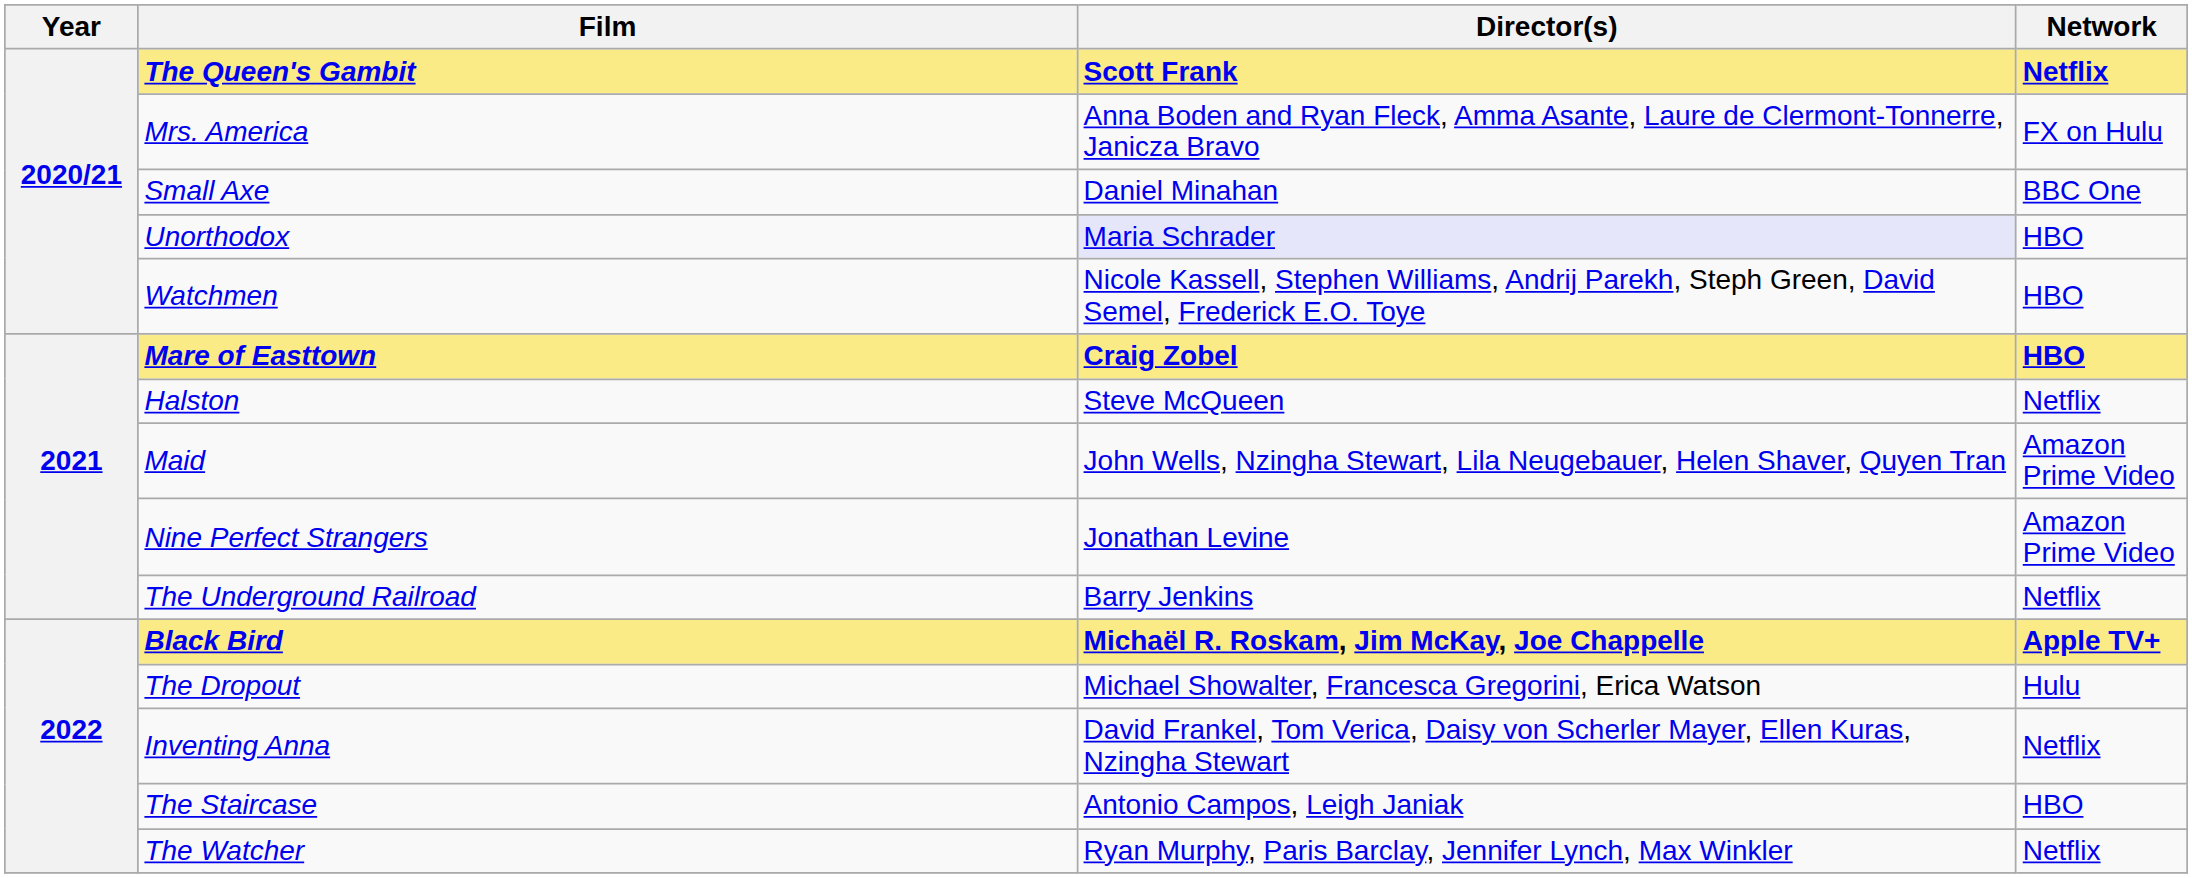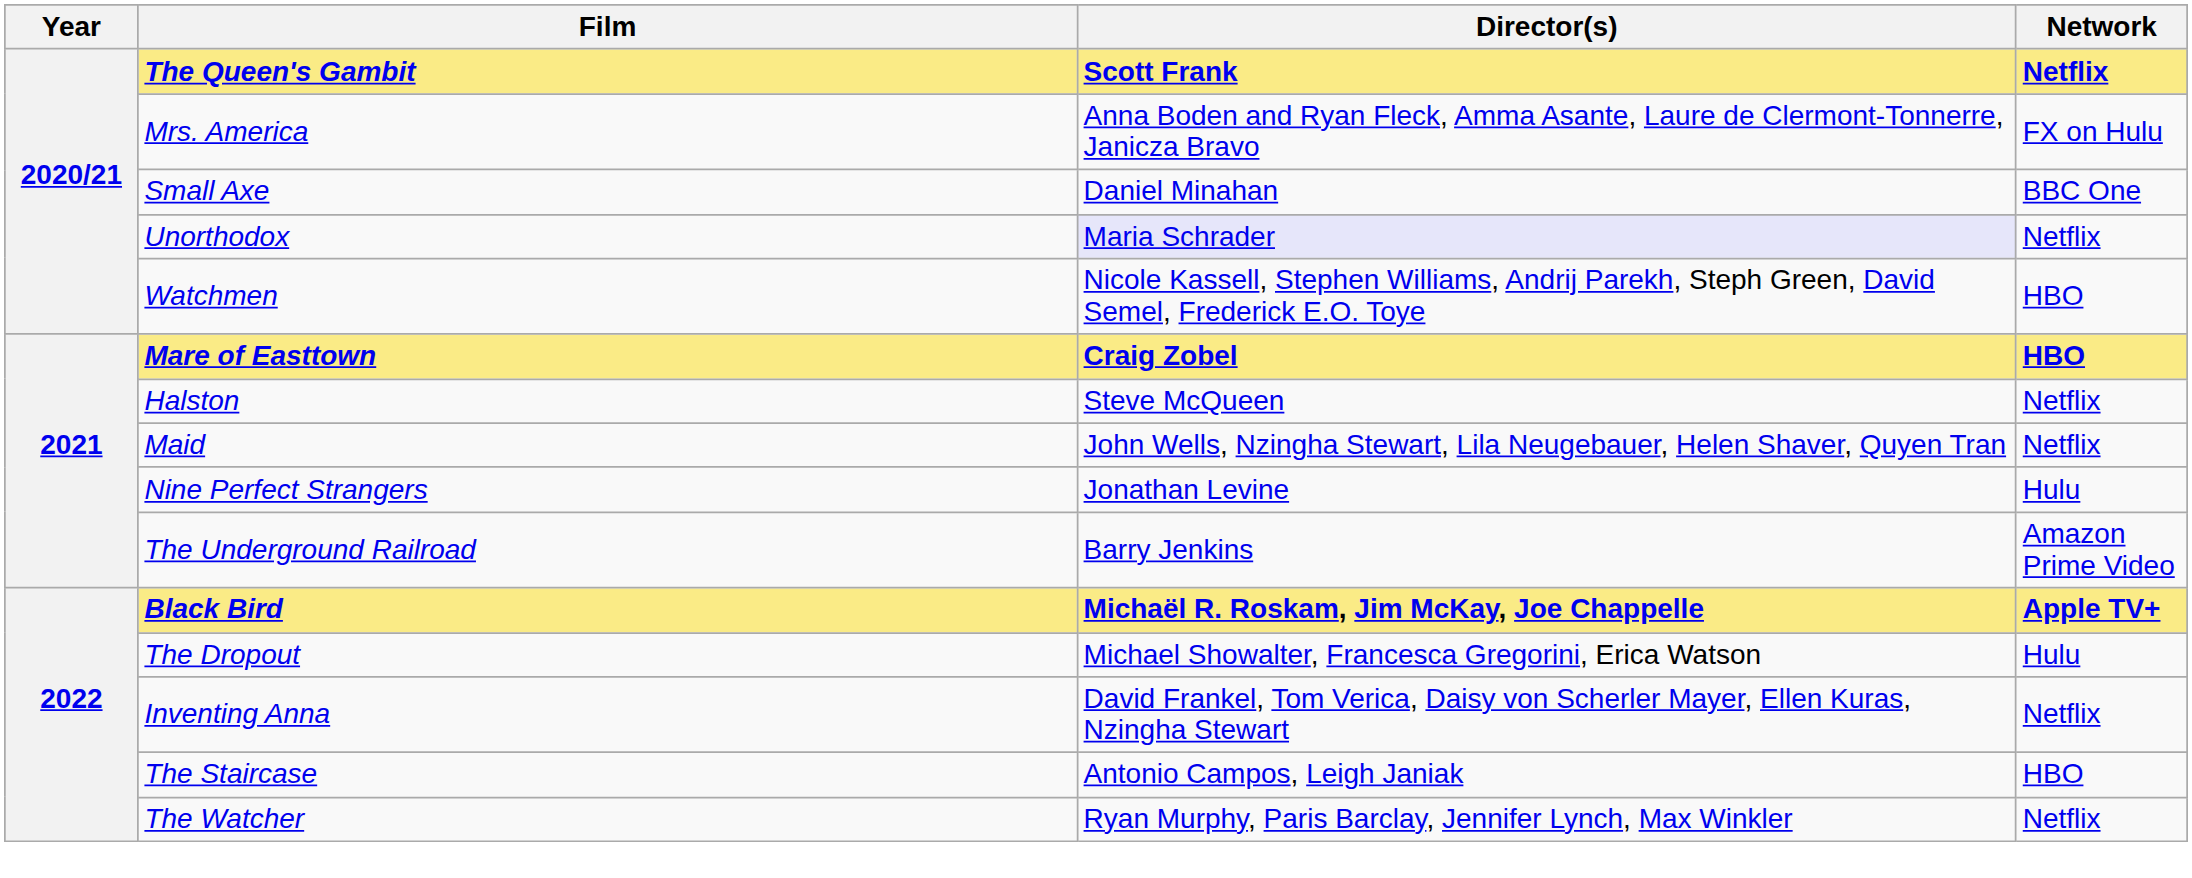(2053, 235) HBO -> (2062, 235) Netflix
(2099, 460) Amazon Prime Video -> (2062, 444) Netflix
(2099, 536) Amazon Prime Video -> (2052, 489) Hulu
(2062, 596) Netflix -> (2099, 549) Amazon Prime Video
